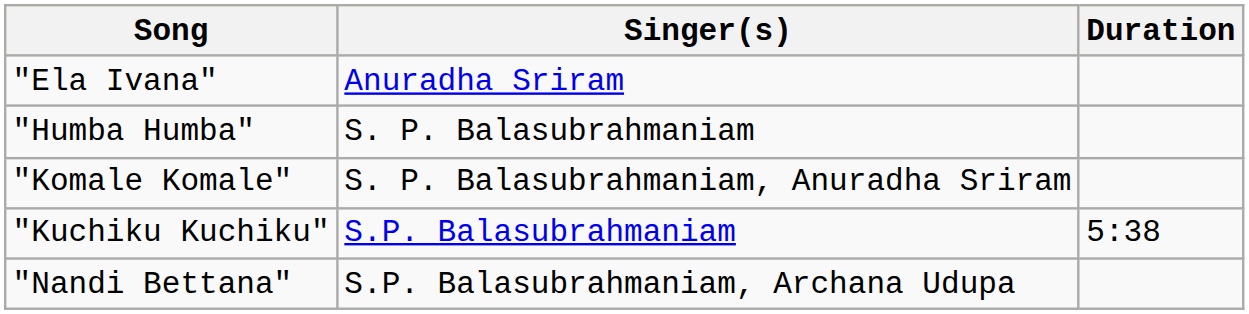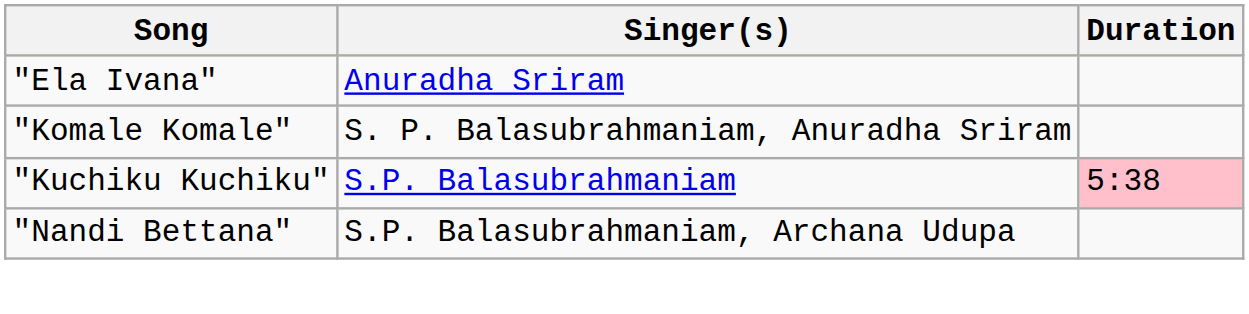- row: (134, 132)
(1124, 233) no background -> (1124, 182) pink background
